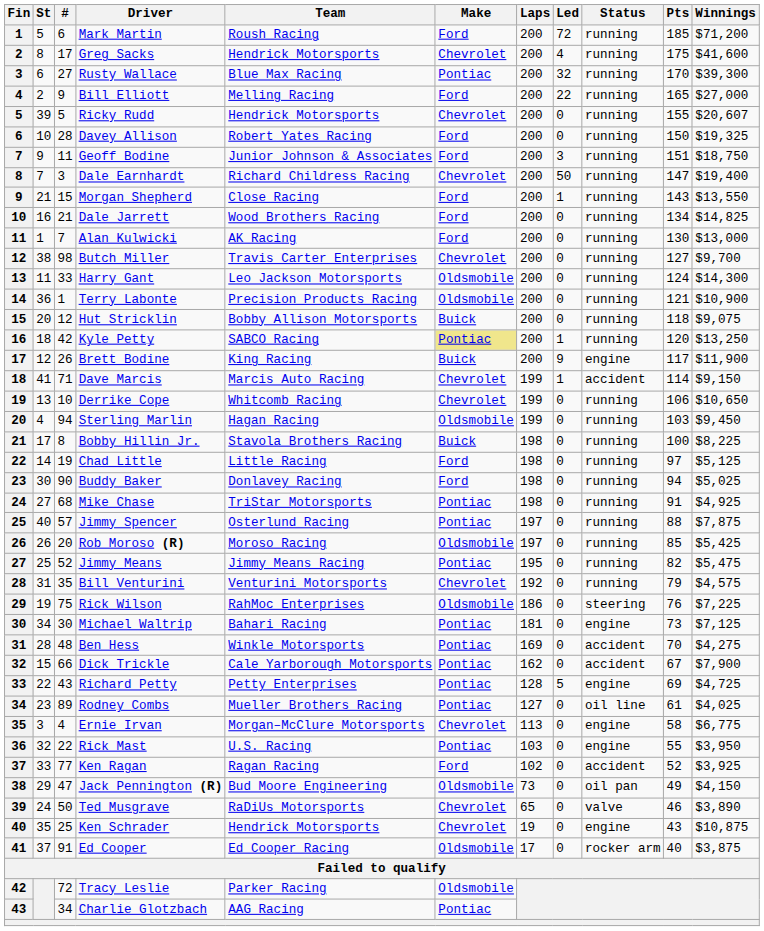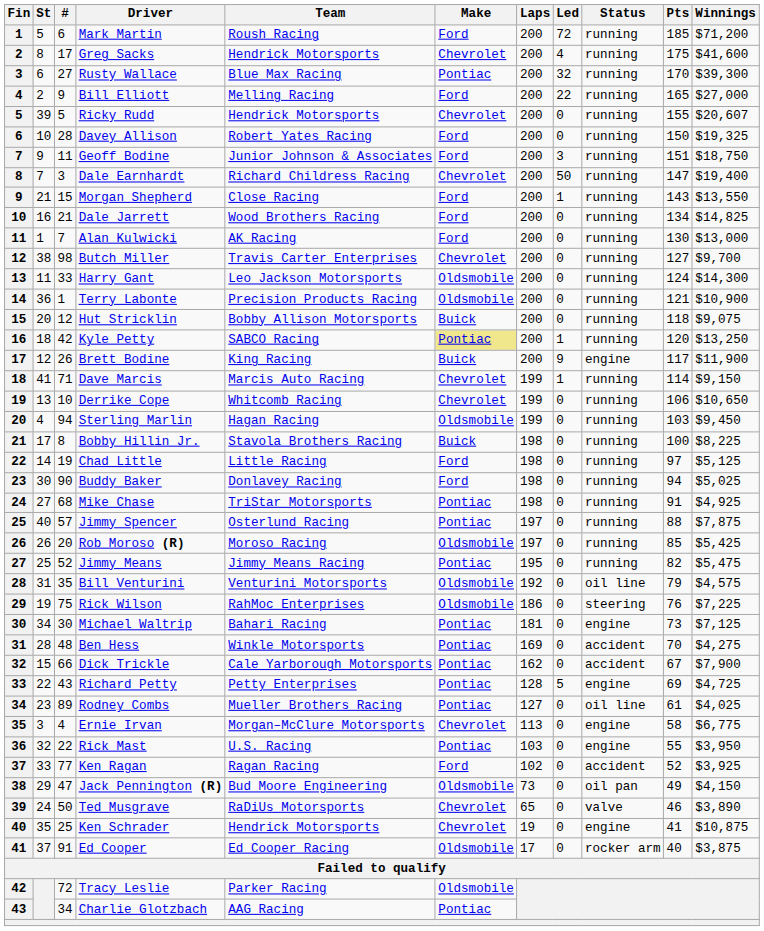(615, 381) accident -> (611, 381) running
(472, 584) Chevrolet -> (476, 584) Oldsmobile
(611, 584) running -> (615, 584) oil line
(674, 828) 43 -> (674, 828) 41
